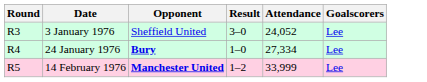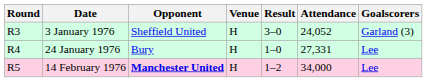+ column: (244, 13)
(335, 31) Lee -> (388, 31) Garland (3)
(143, 49) bold -> (142, 49) normal
(281, 49) 27,334 -> (316, 49) 27,331
(281, 67) 33,999 -> (316, 67) 34,000
